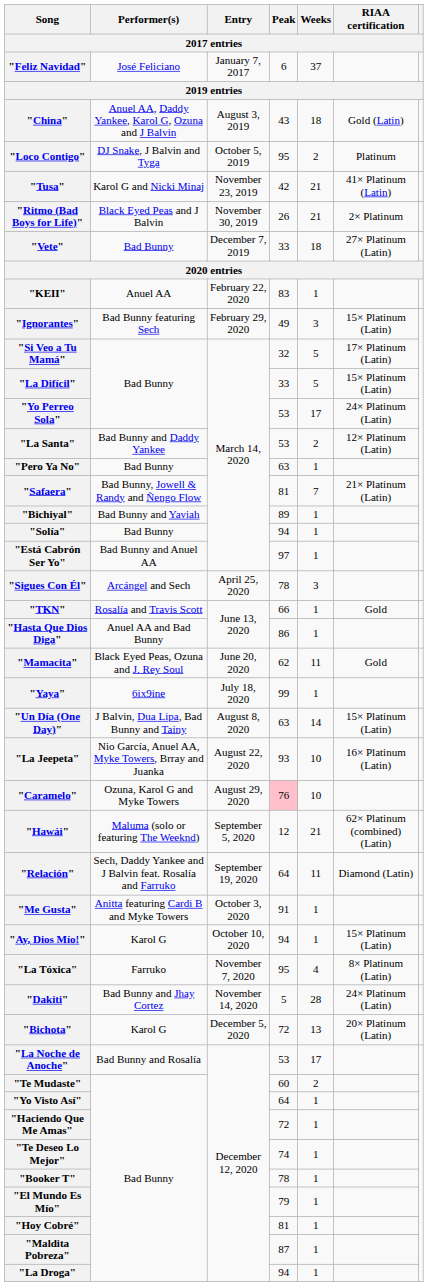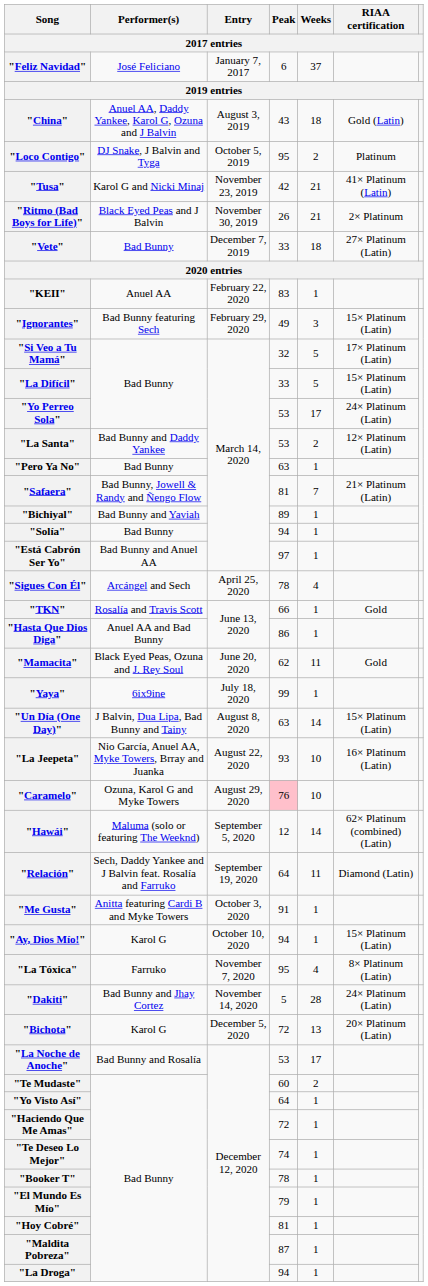(316, 585) 3 -> (316, 585) 4
(316, 831) 21 -> (316, 831) 14
